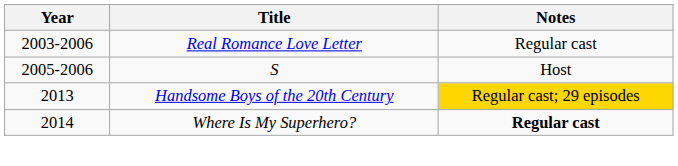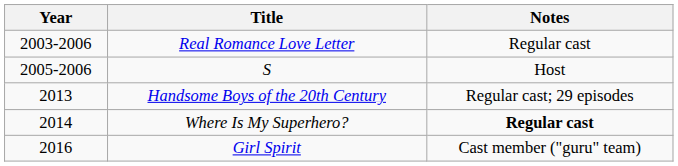(556, 95) gold background -> (550, 95) no background
+ row: (267, 148)
